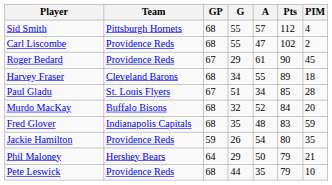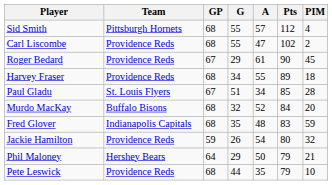(142, 76) Cleveland Barons -> (140, 76) Providence Reds
(310, 140) 35 -> (310, 140) 32
